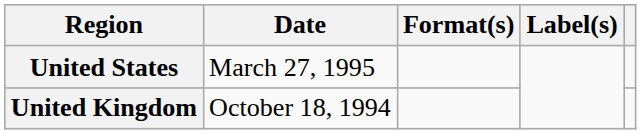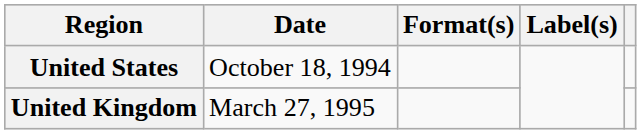(292, 66) March 27, 1995 -> (300, 66) October 18, 1994
(300, 107) October 18, 1994 -> (292, 107) March 27, 1995
